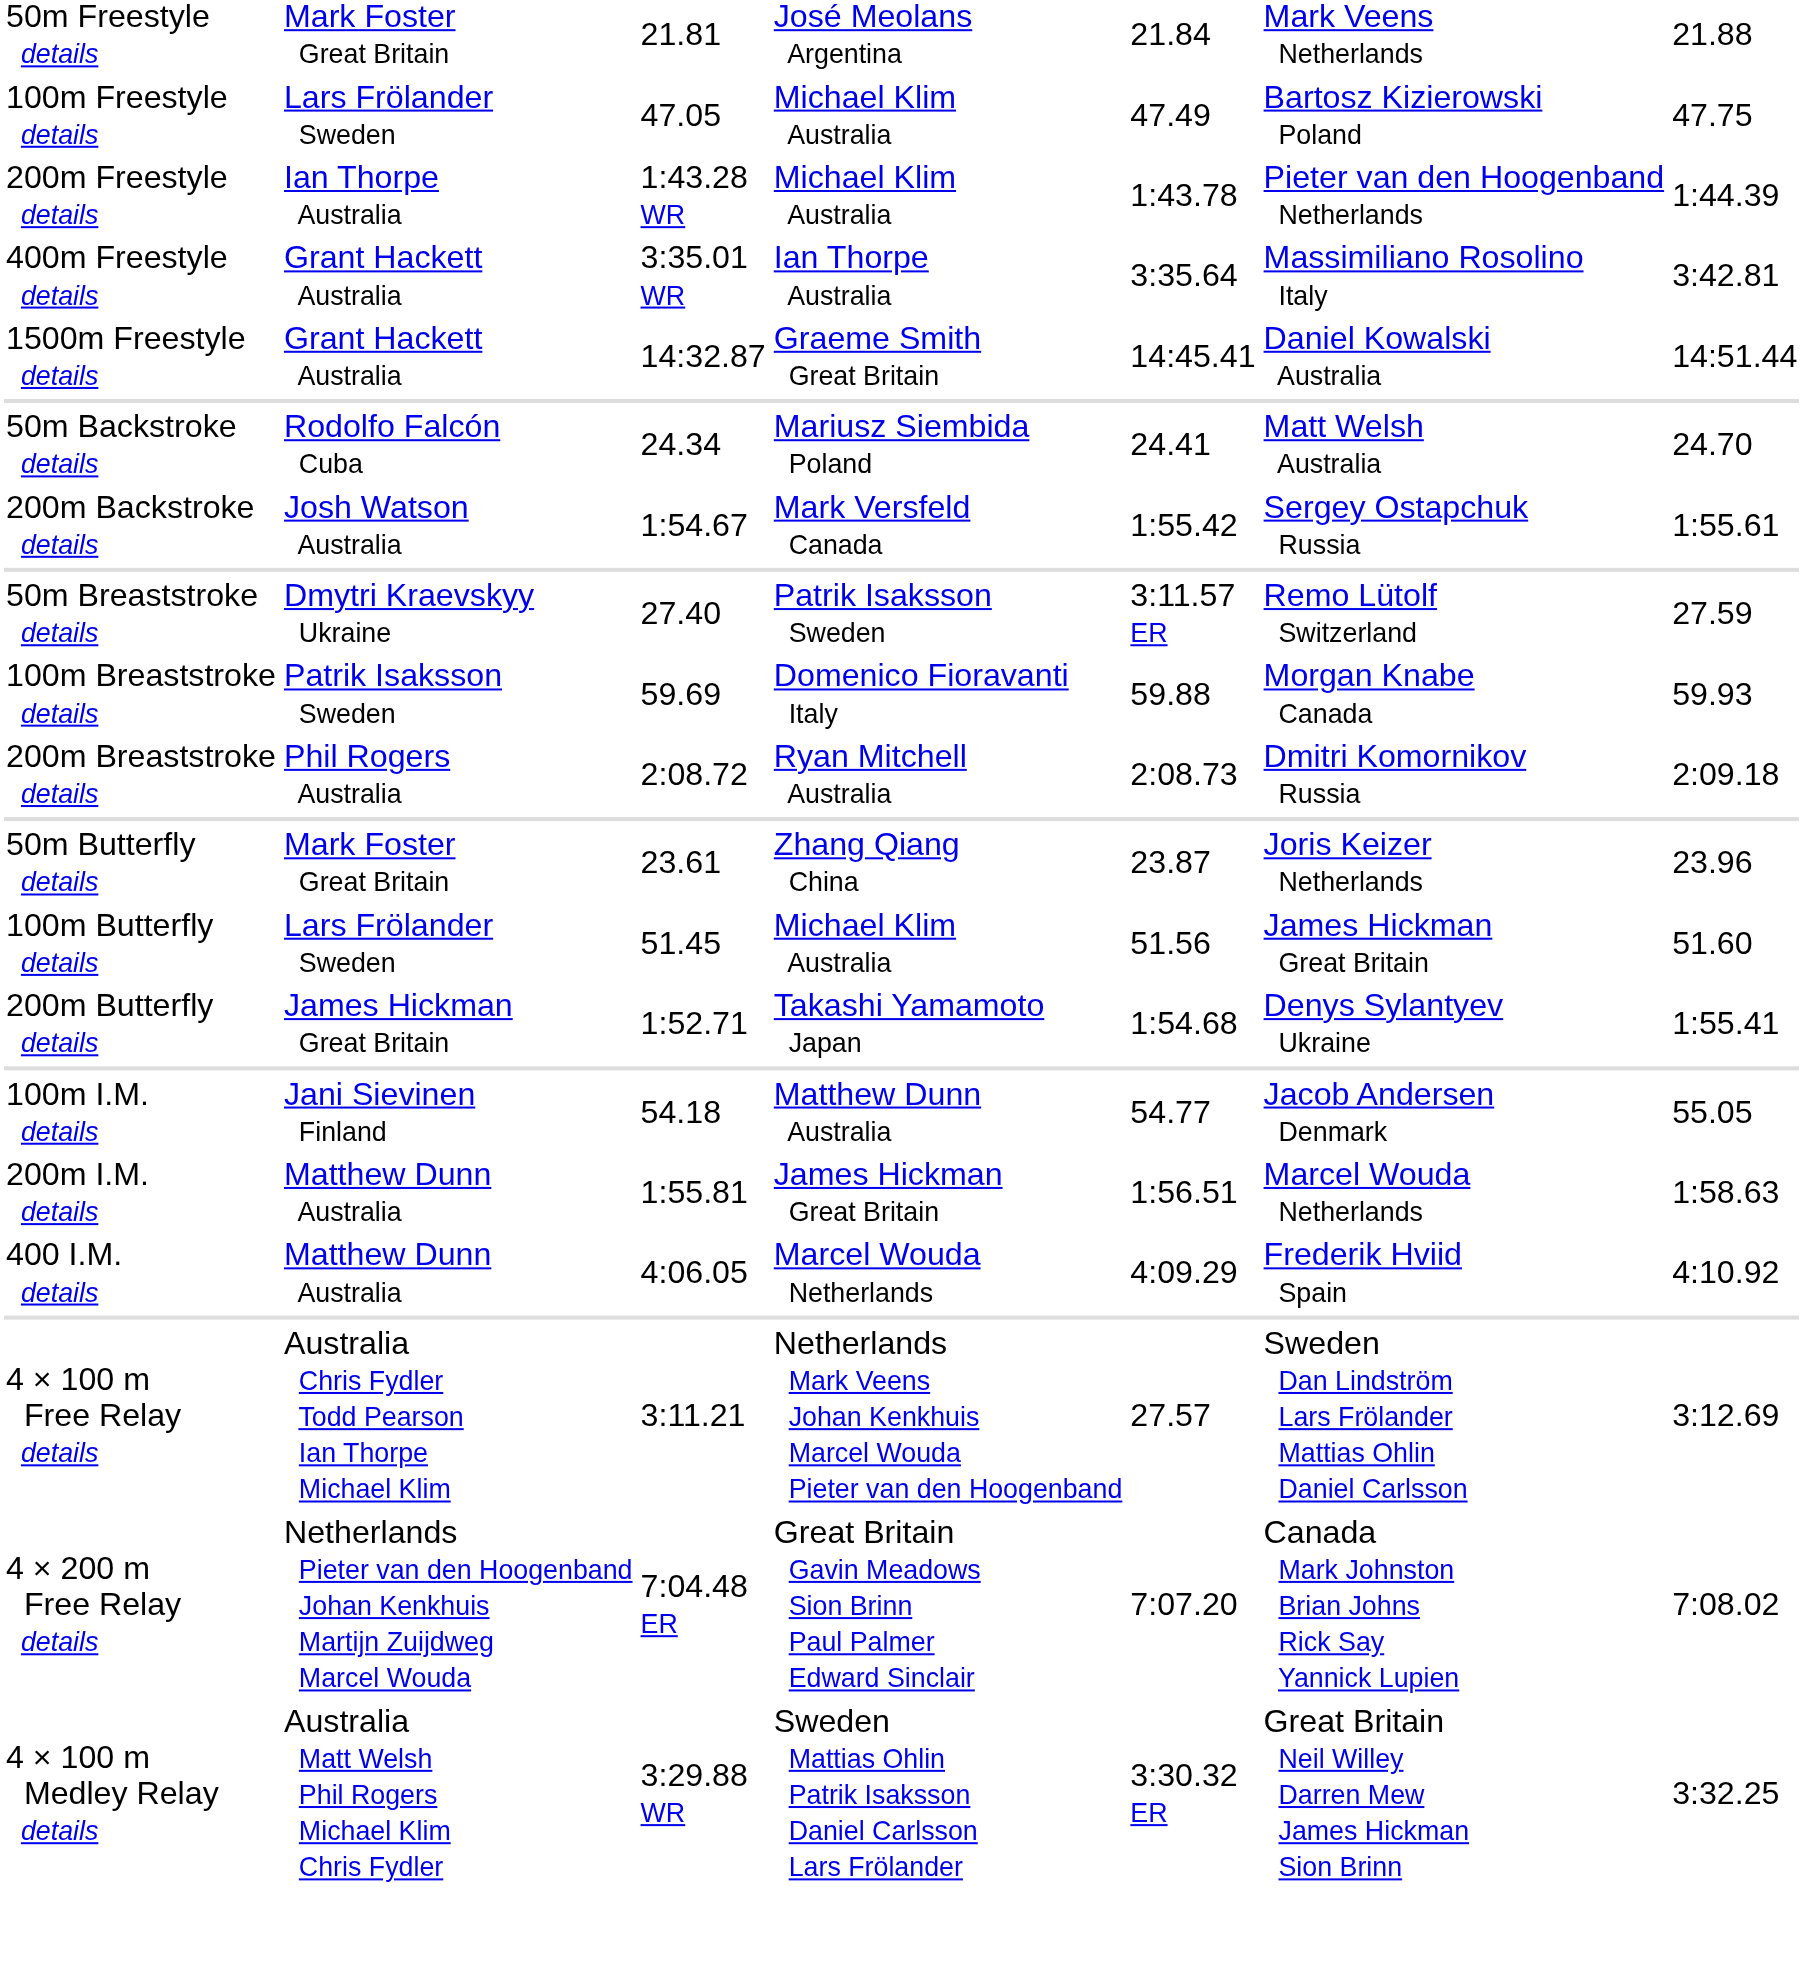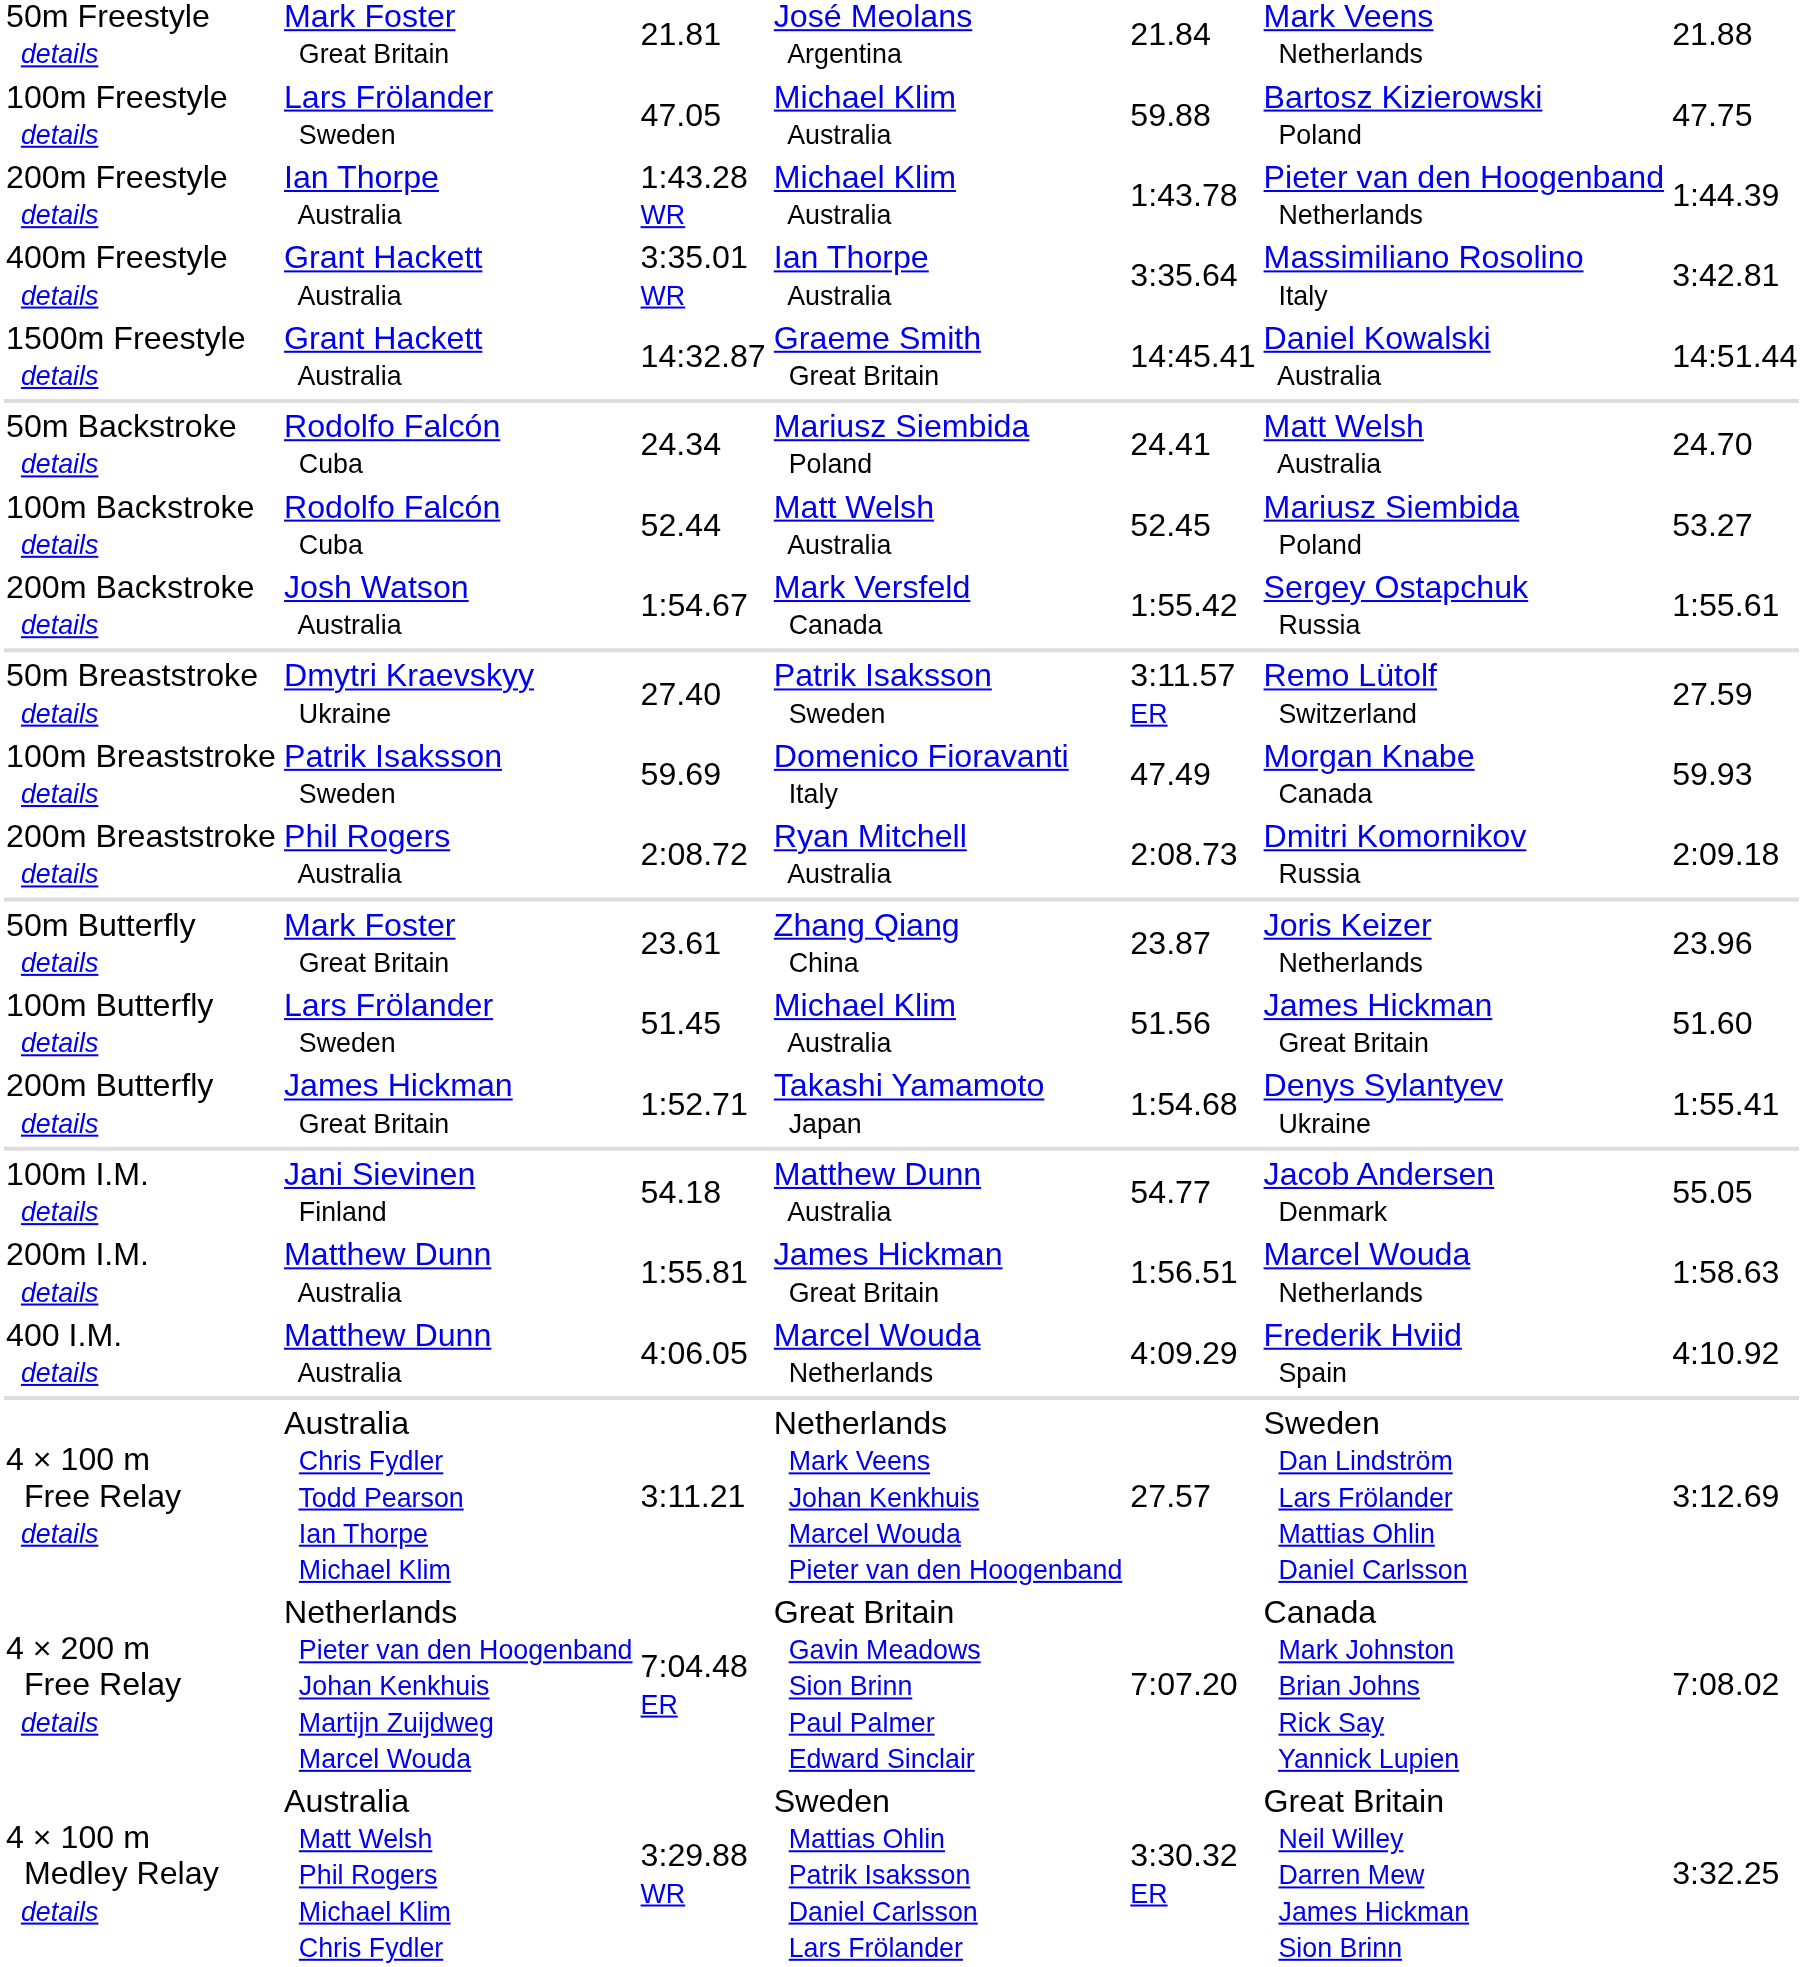(1171, 115) 47.49 -> (1171, 115) 59.88
+ row: (130, 525)
(1171, 693) 59.88 -> (1171, 774) 47.49
